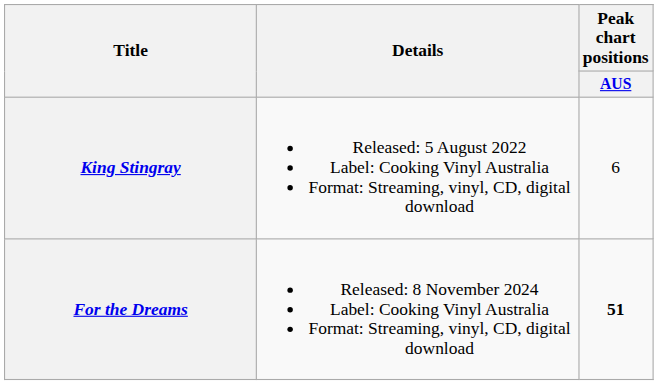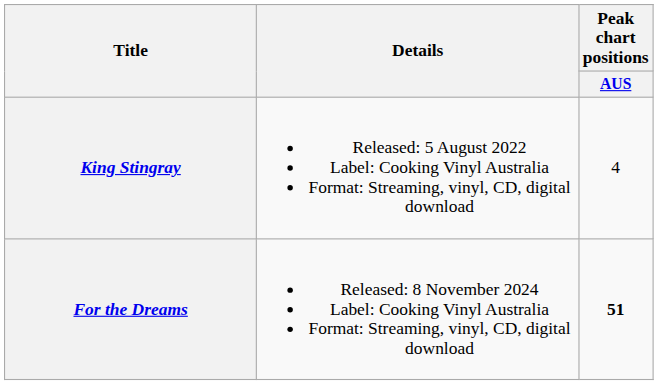(616, 167) 6 -> (616, 167) 4
